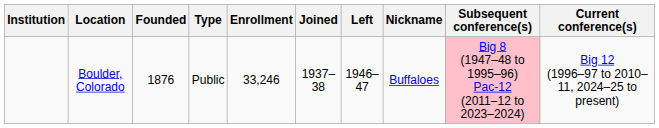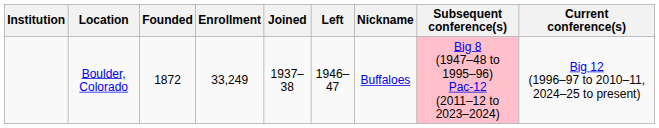- column: (208, 20)
(161, 80) 1876 -> (168, 80) 1872
(261, 80) 33,246 -> (230, 80) 33,249
